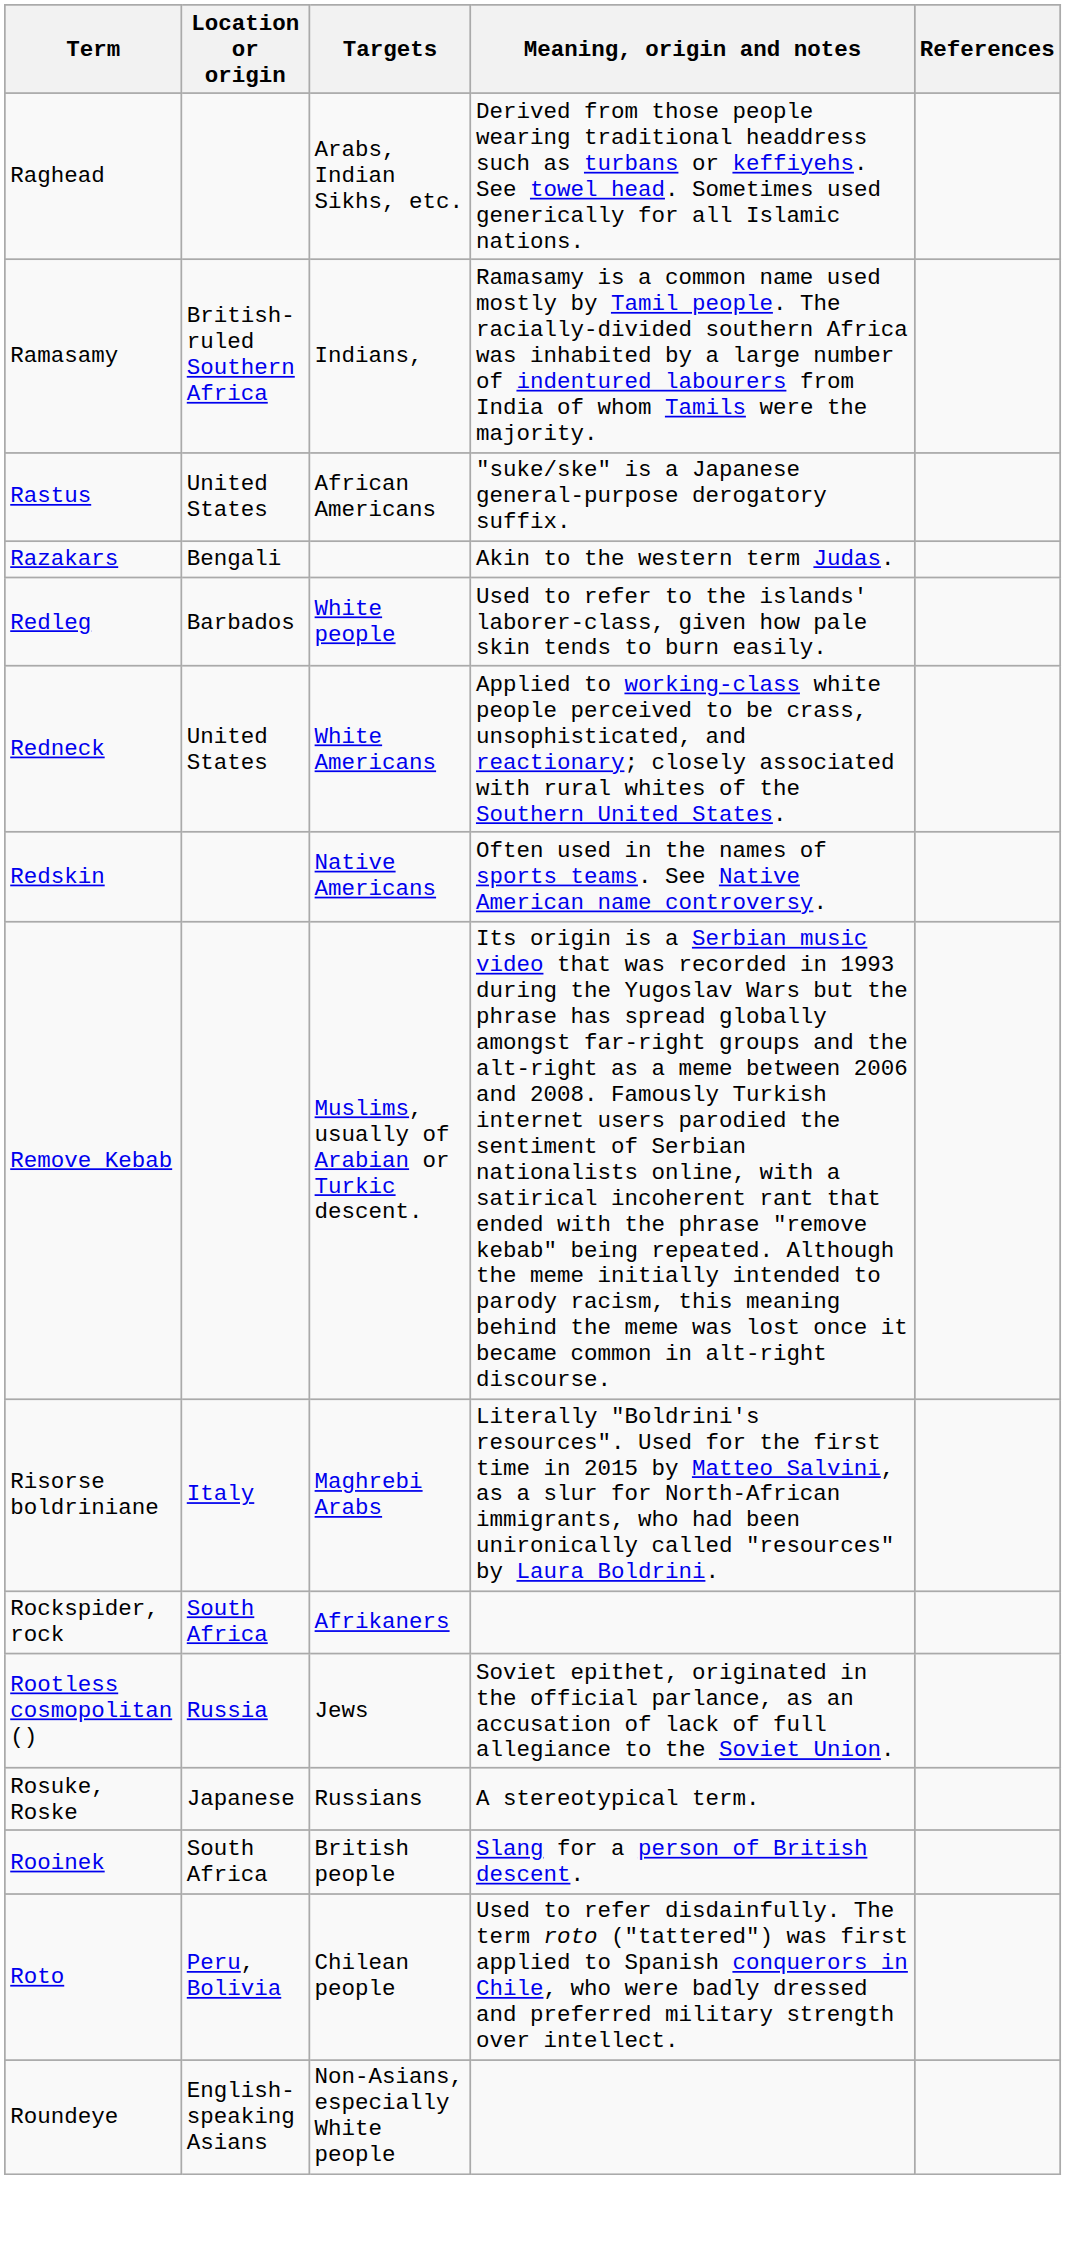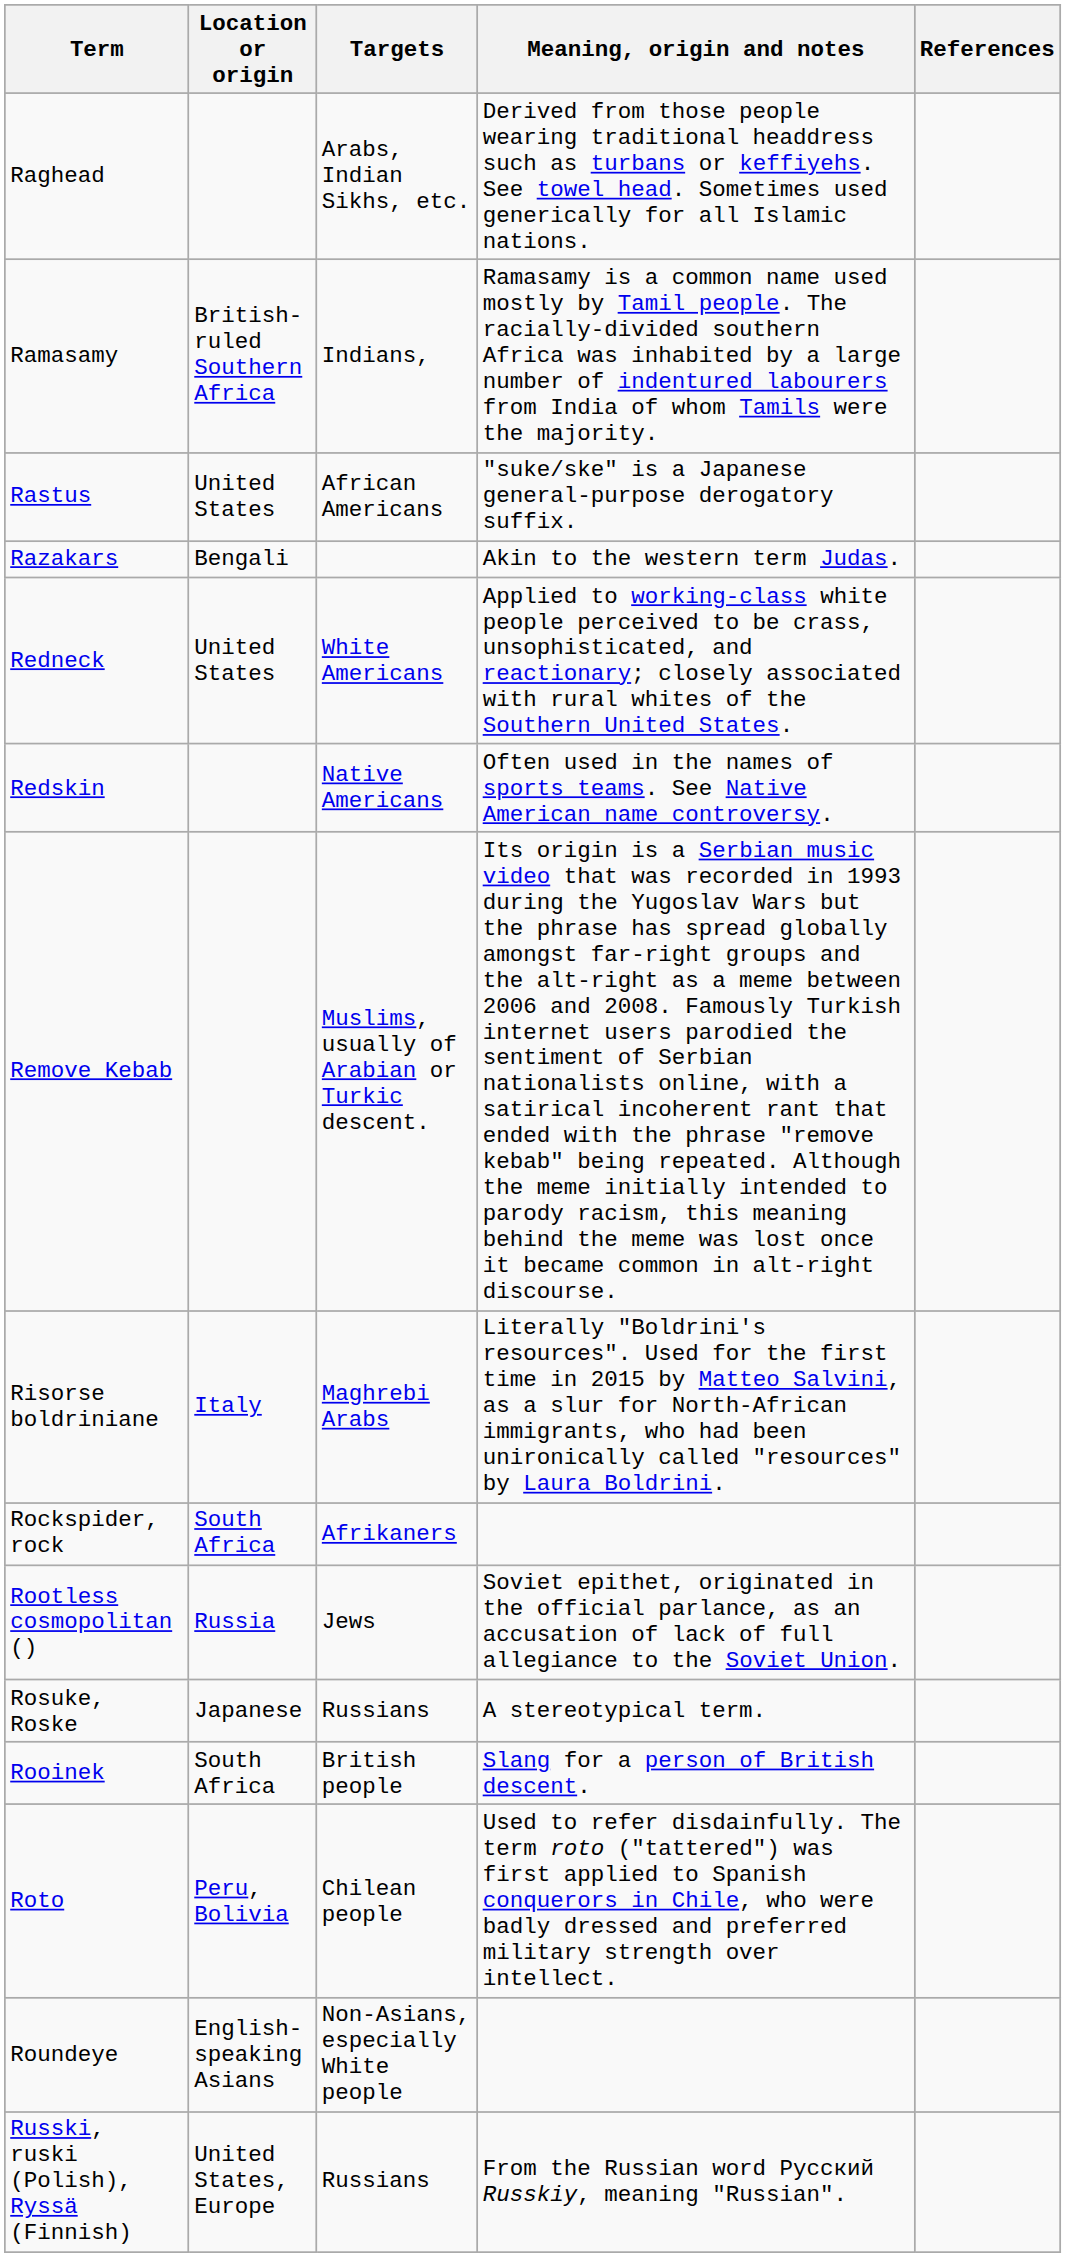- row: (51, 622)
+ row: (71, 2182)
